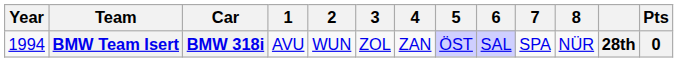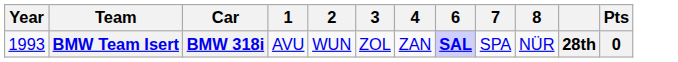- column: (456, 18)
(27, 44) 1994 -> (27, 44) 1993
(496, 44) normal -> (456, 44) bold
